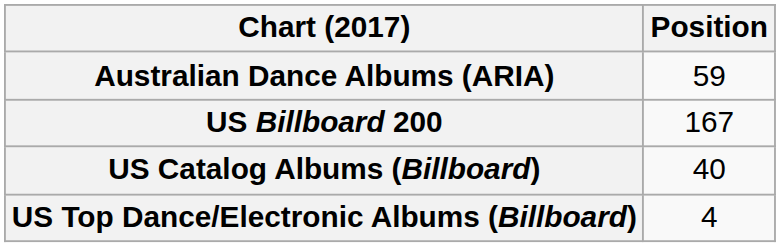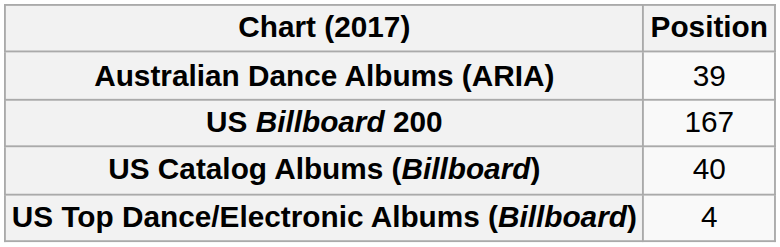(709, 75) 59 -> (709, 75) 39
